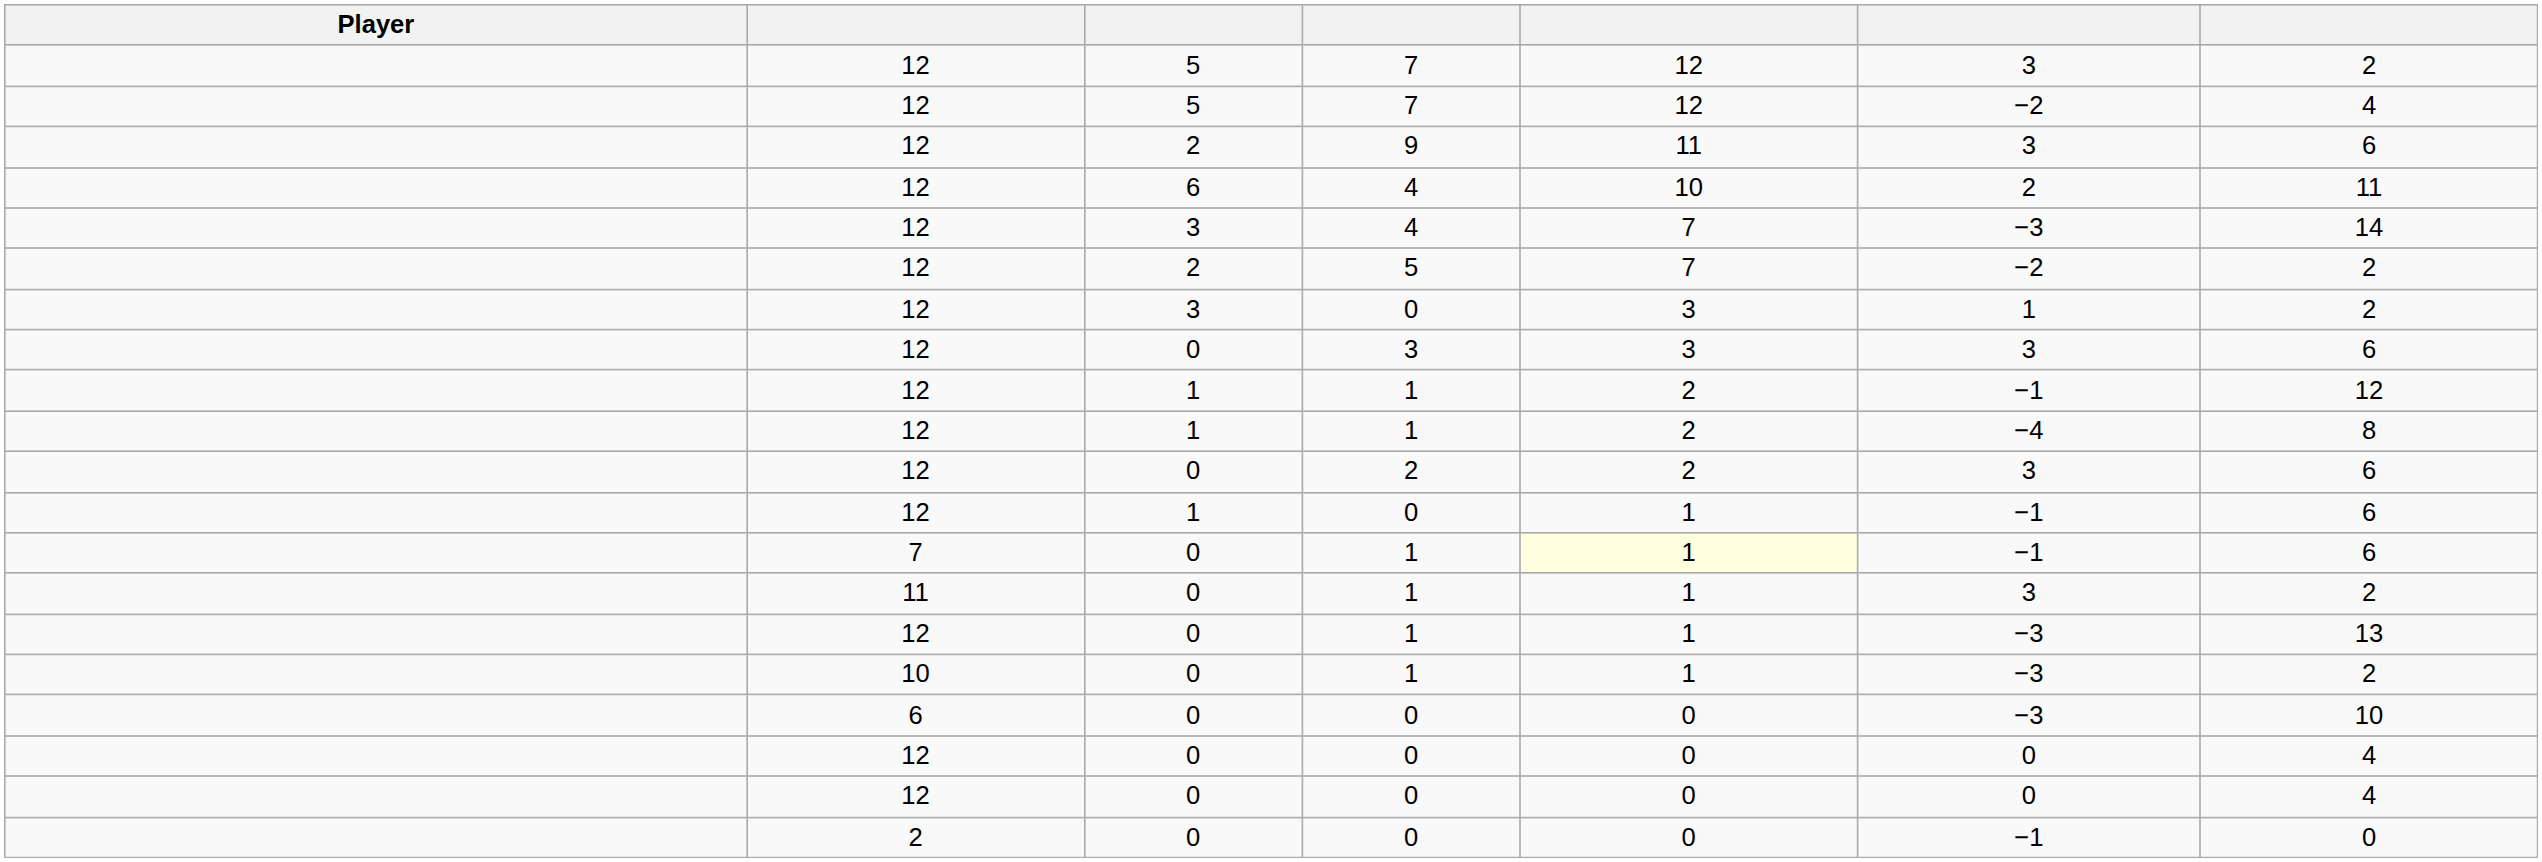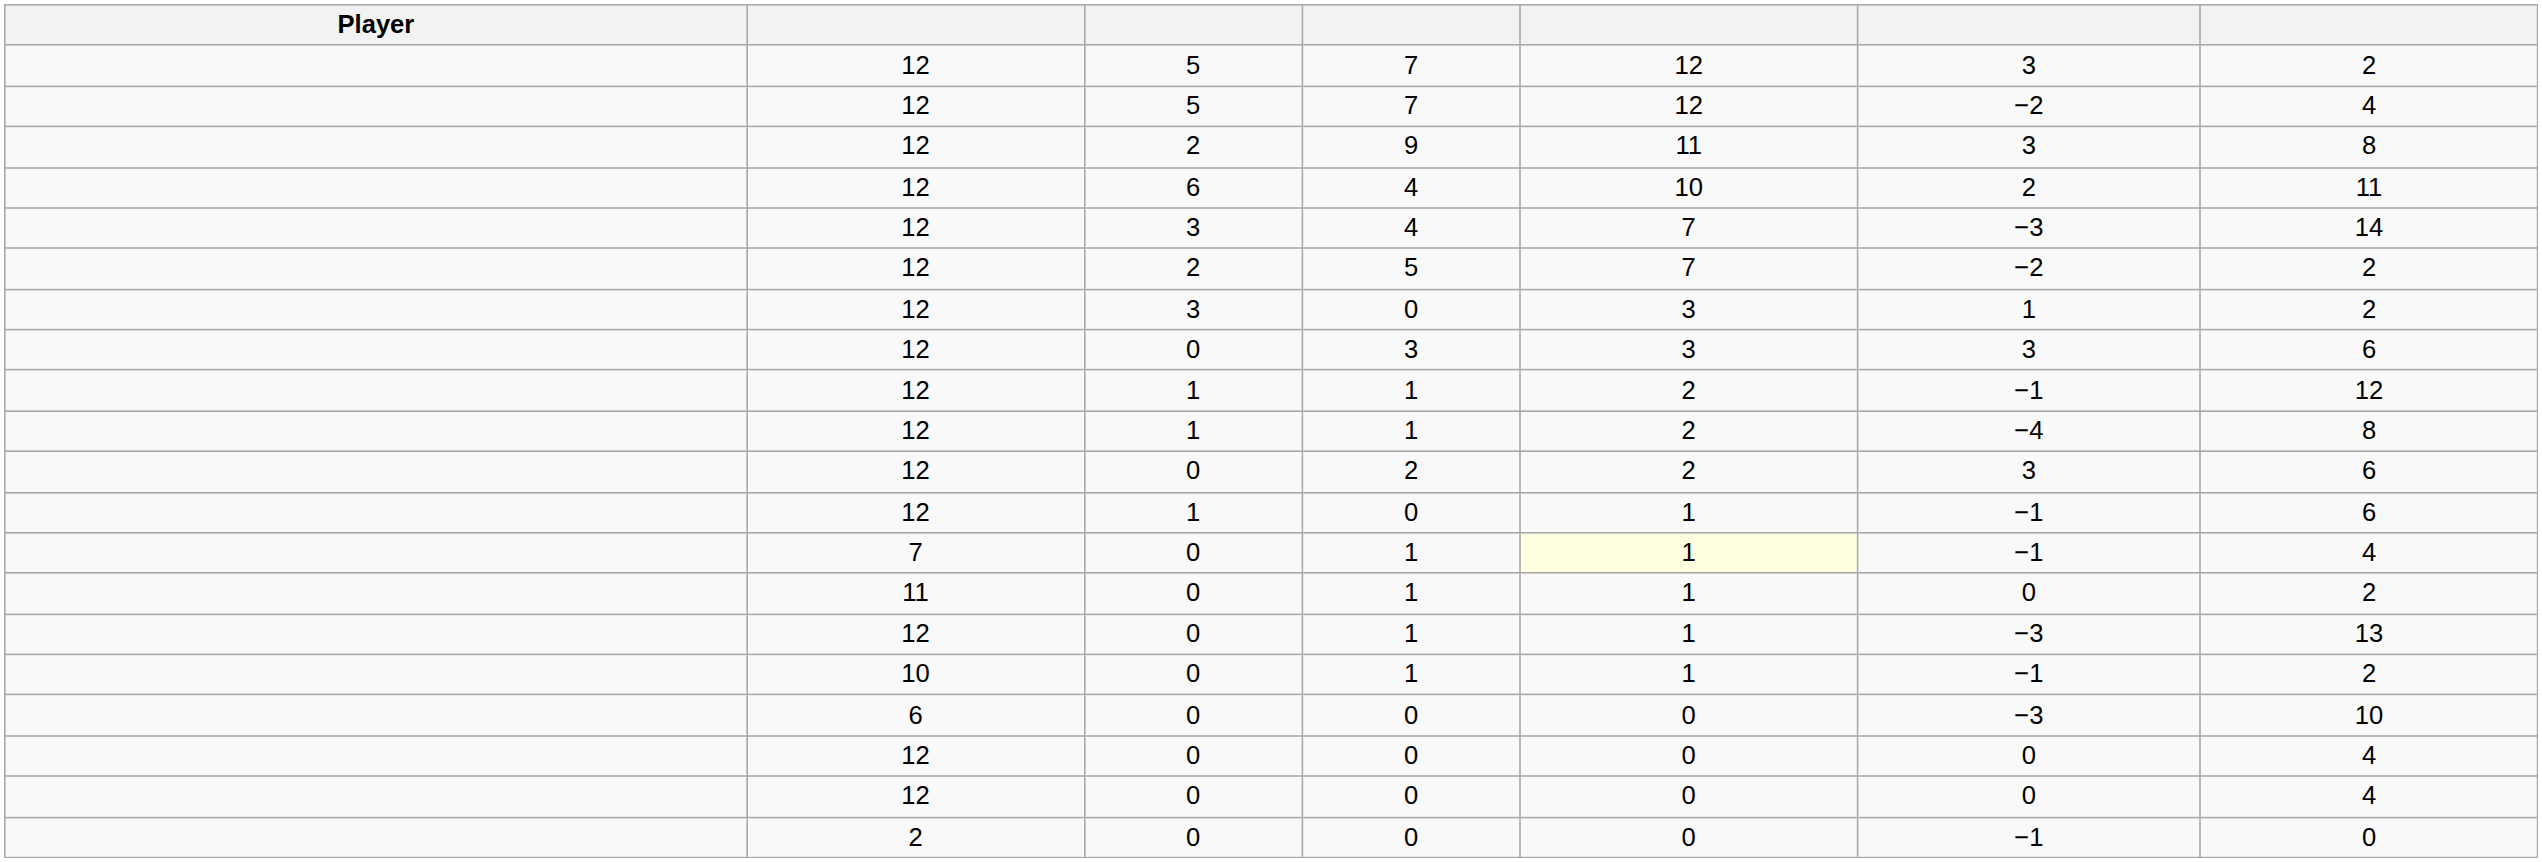(2369, 146) 6 -> (2369, 146) 8
(2369, 552) 6 -> (2369, 552) 4
(2029, 593) 3 -> (2029, 593) 0
(2029, 674) −3 -> (2029, 674) −1
